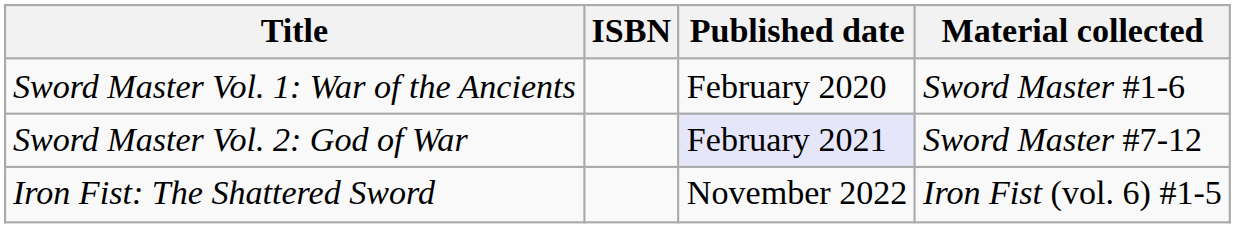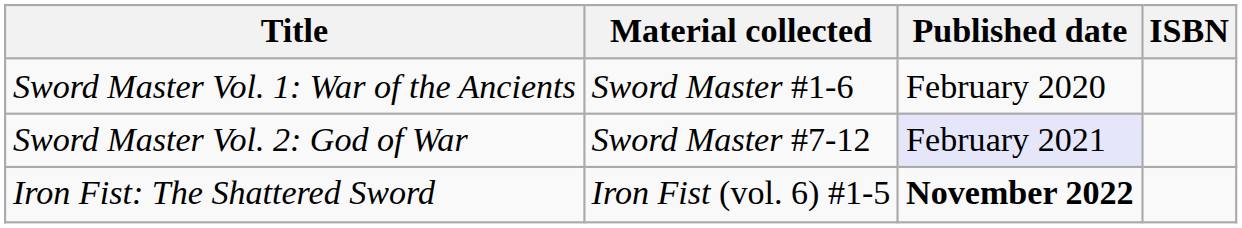columns swapped: (1073, 31) <-> (631, 31)
(797, 193) normal -> (1020, 193) bold
